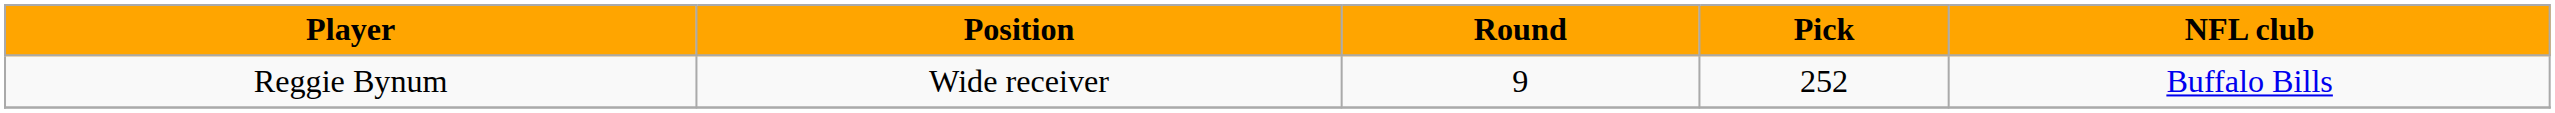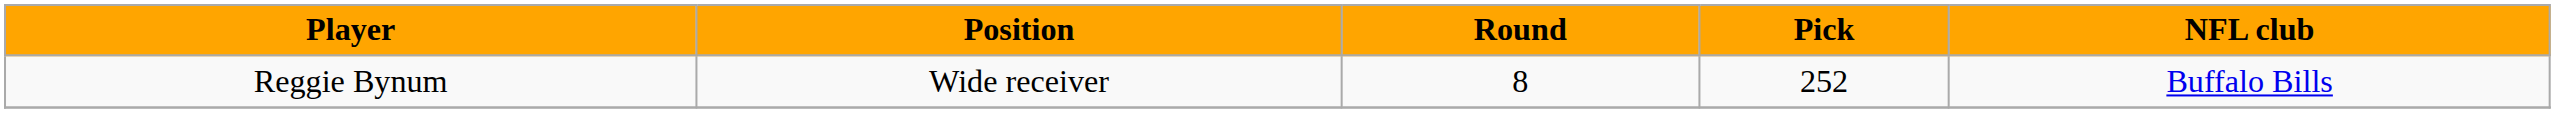(1520, 81) 9 -> (1520, 81) 8
